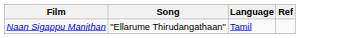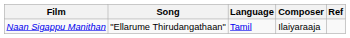+ column: (301, 12)
